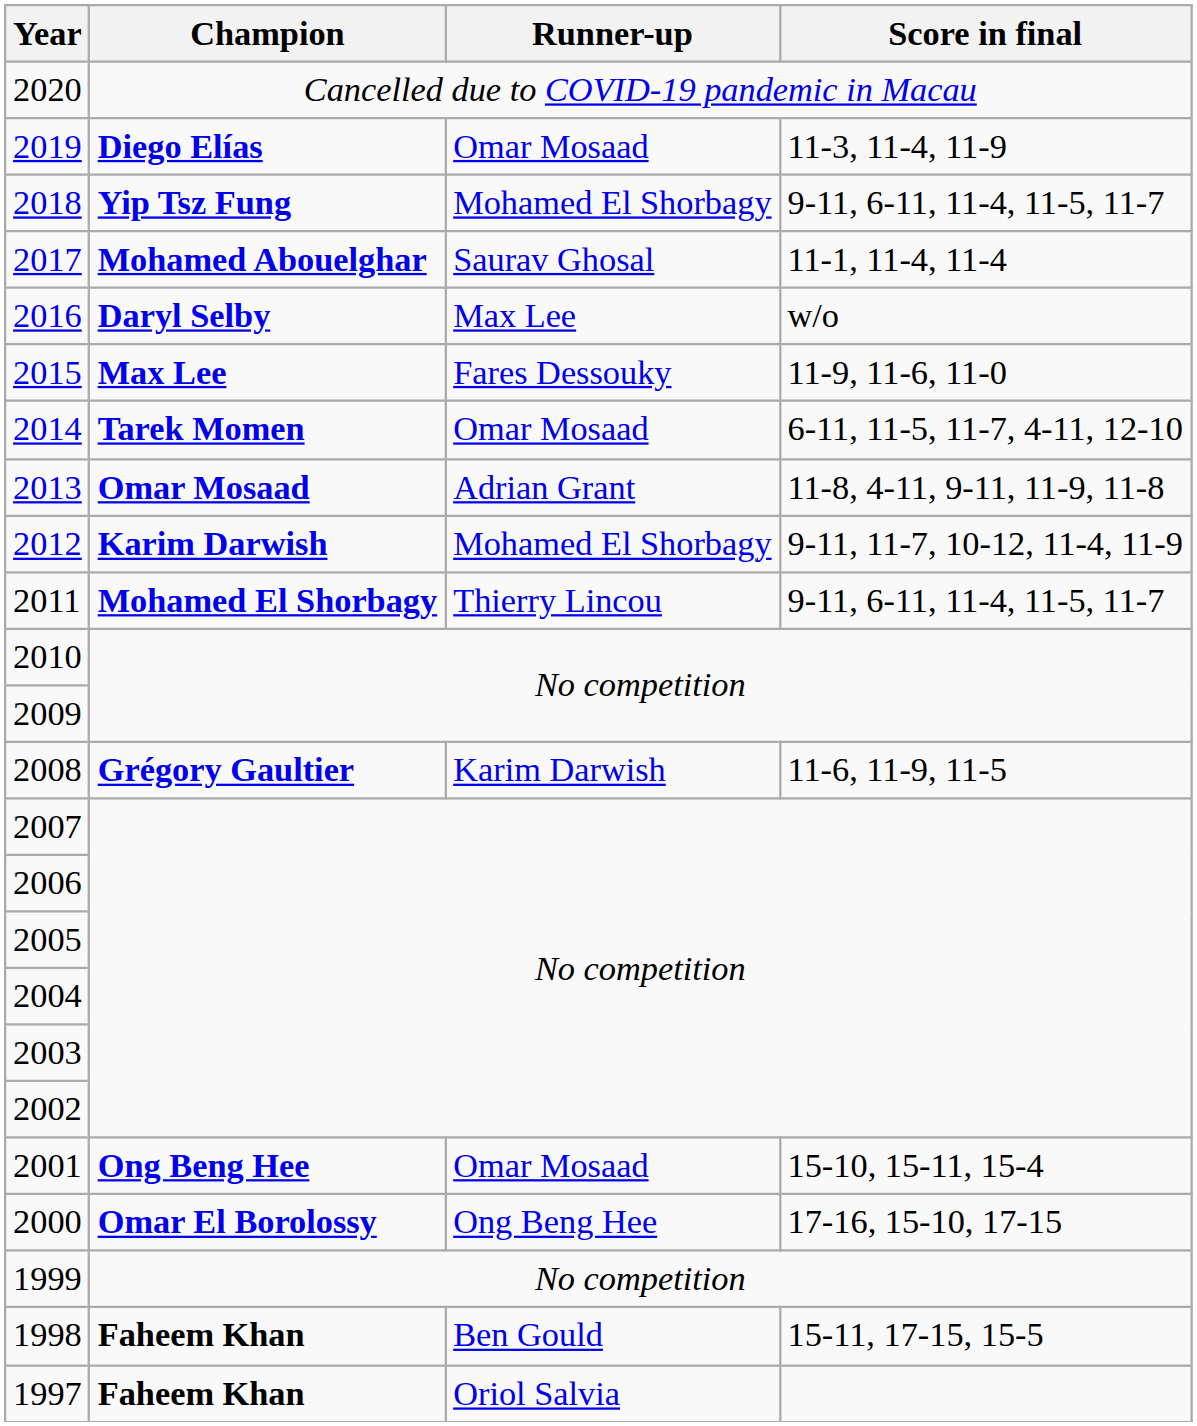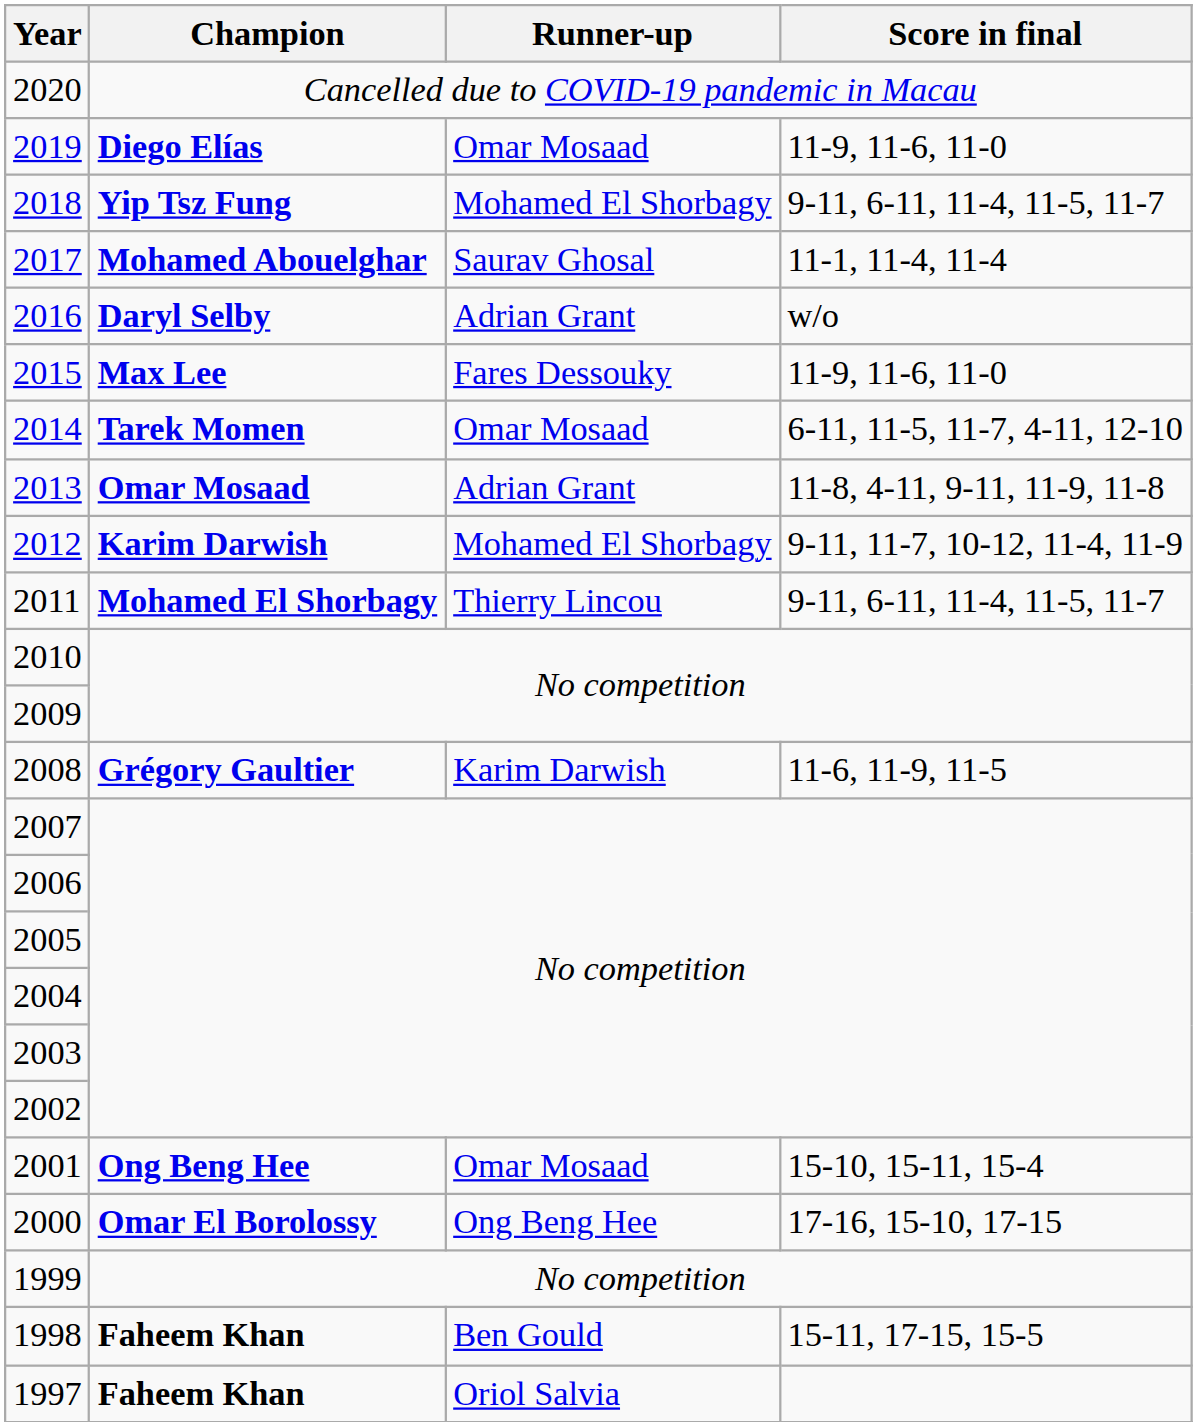(897, 146) 11-3, 11-4, 11-9 -> (897, 146) 11-9, 11-6, 11-0
(515, 316) Max Lee -> (544, 316) Adrian Grant
